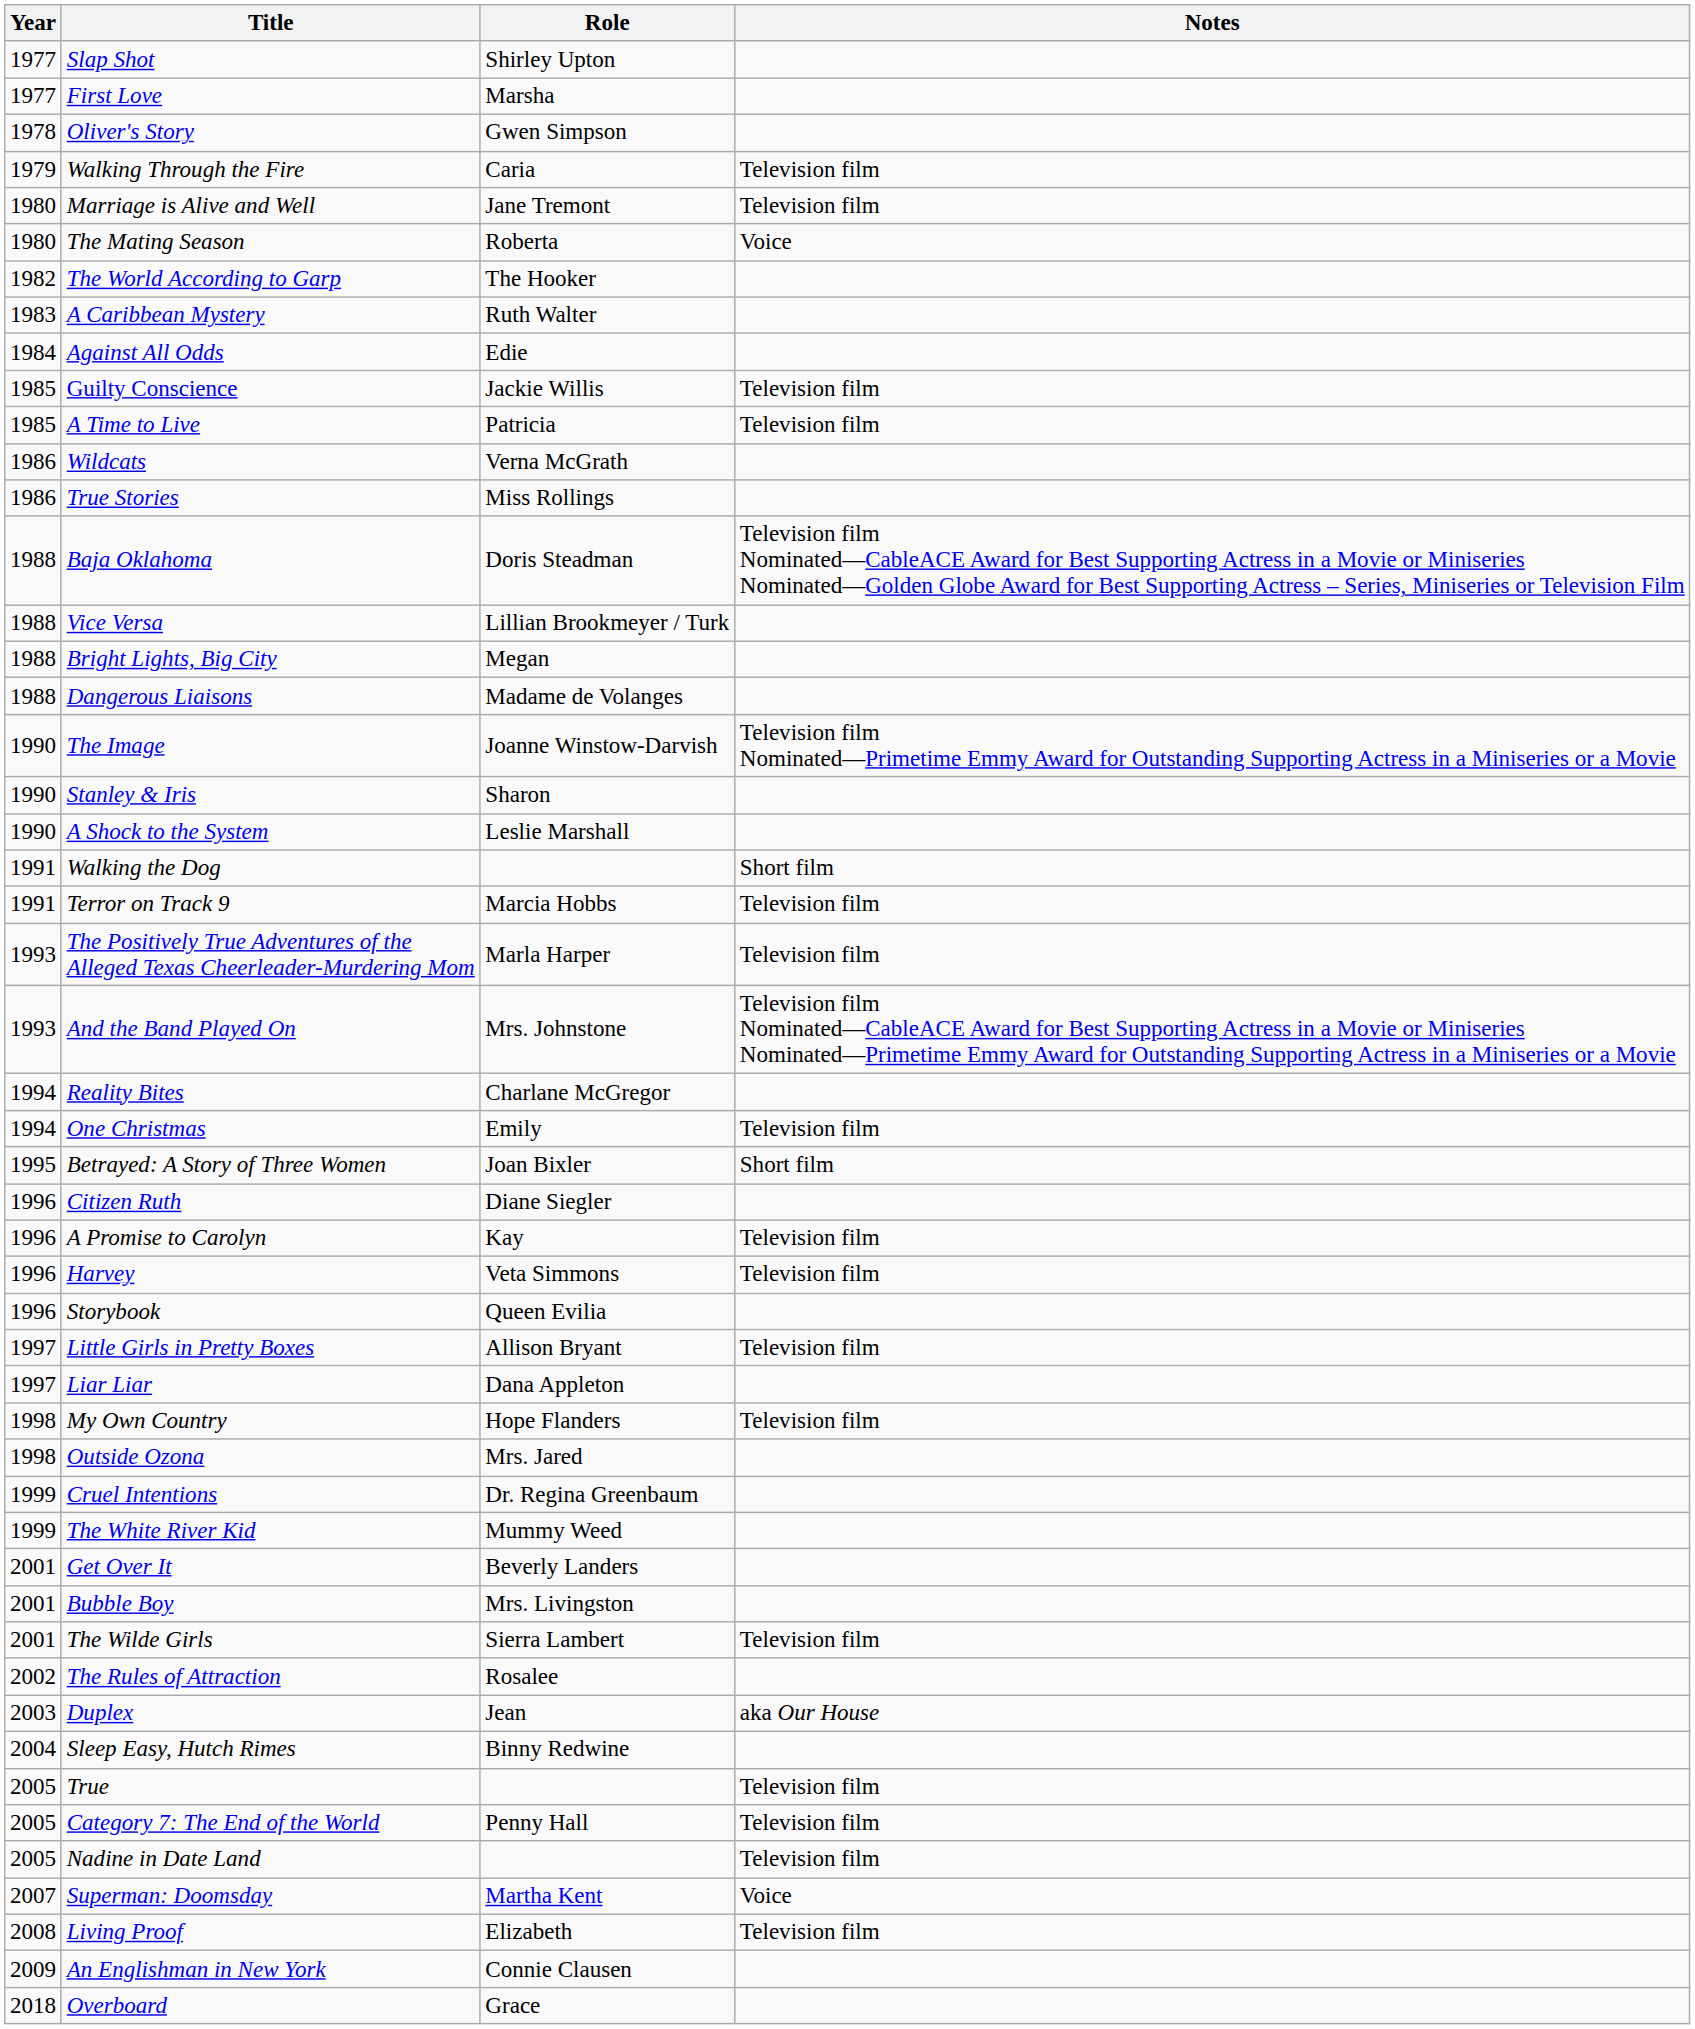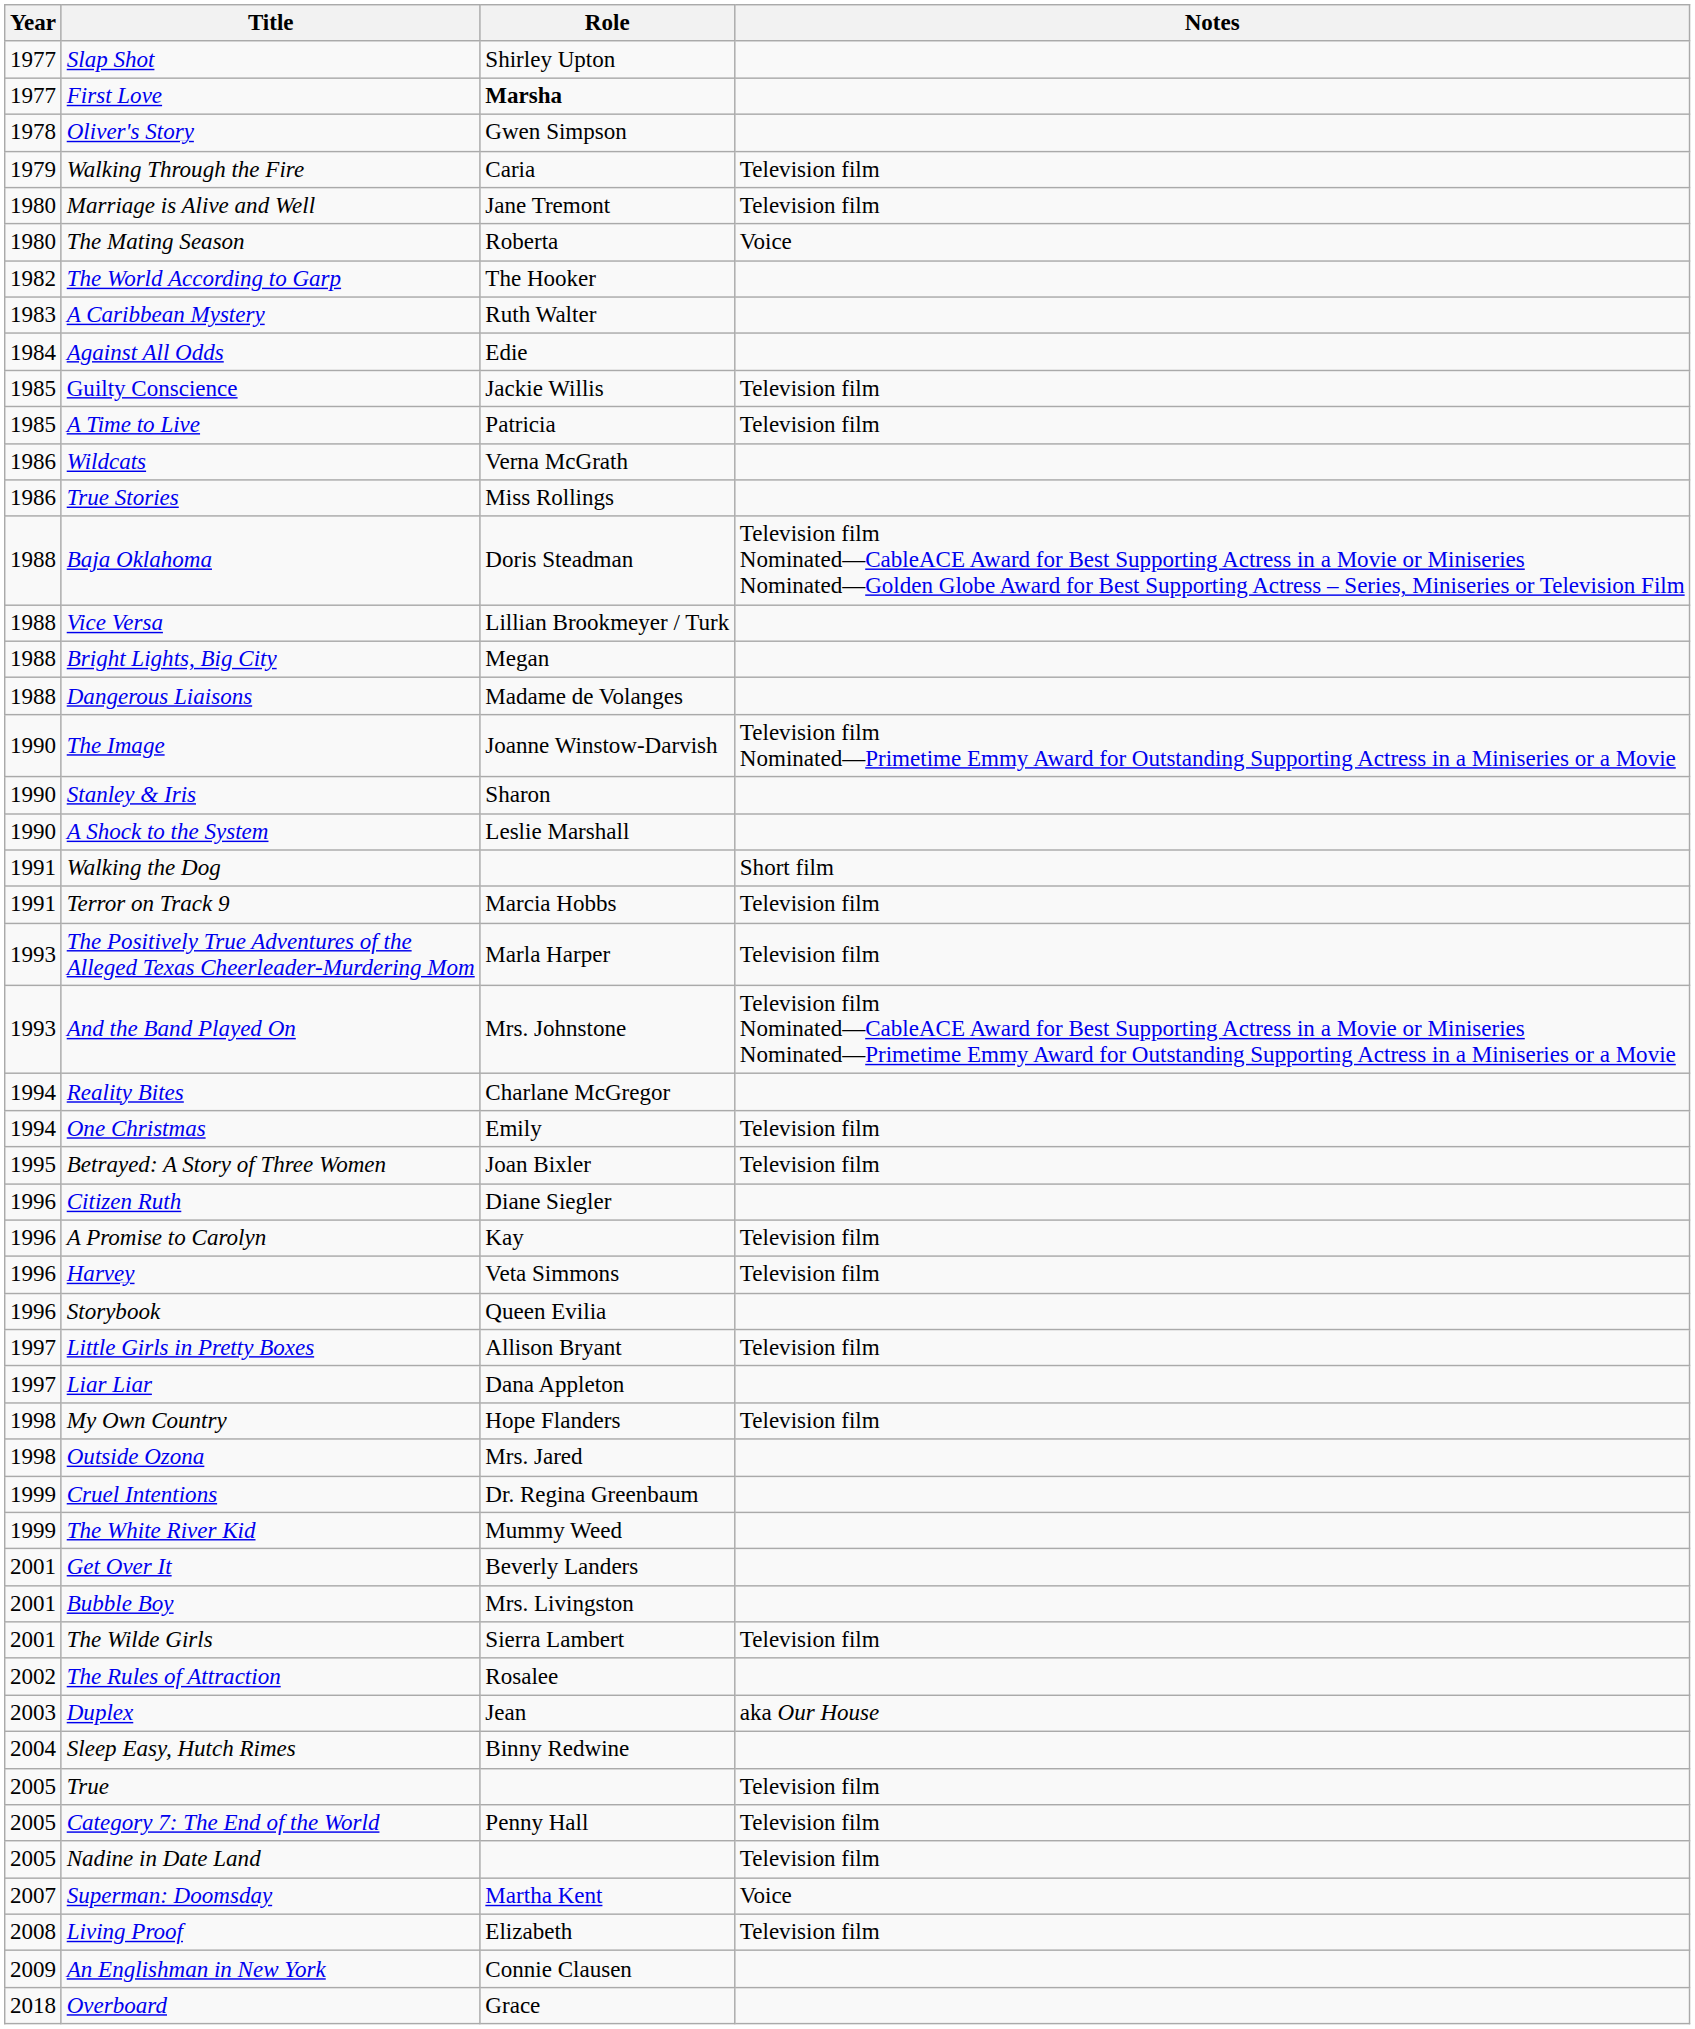(520, 95) normal -> (524, 95) bold
(787, 1164) Short film -> (810, 1164) Television film
